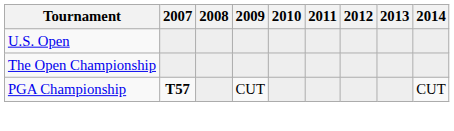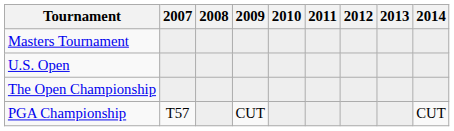+ row: (68, 41)
(178, 89) bold -> (178, 114) normal
